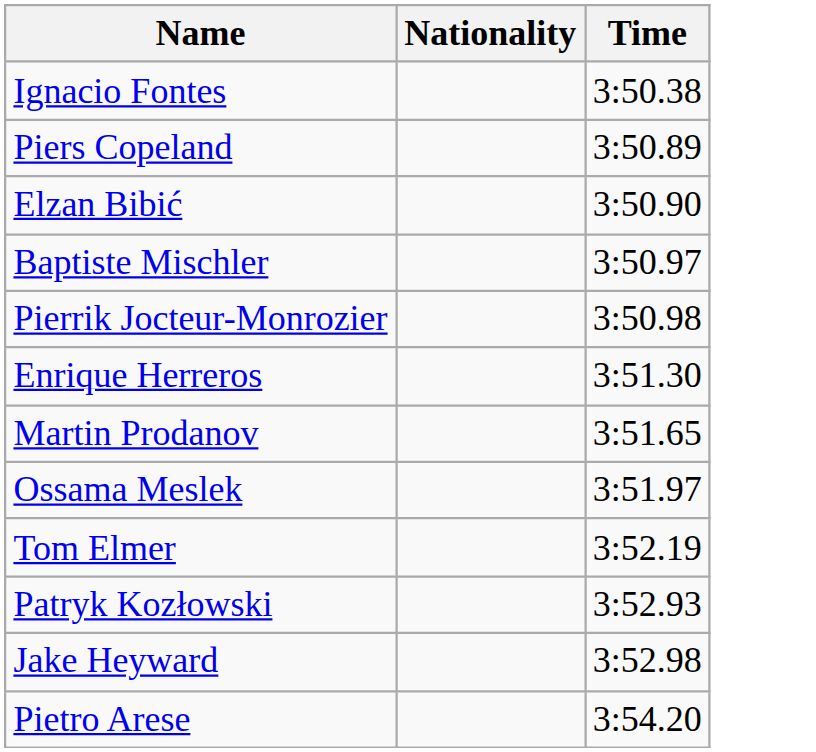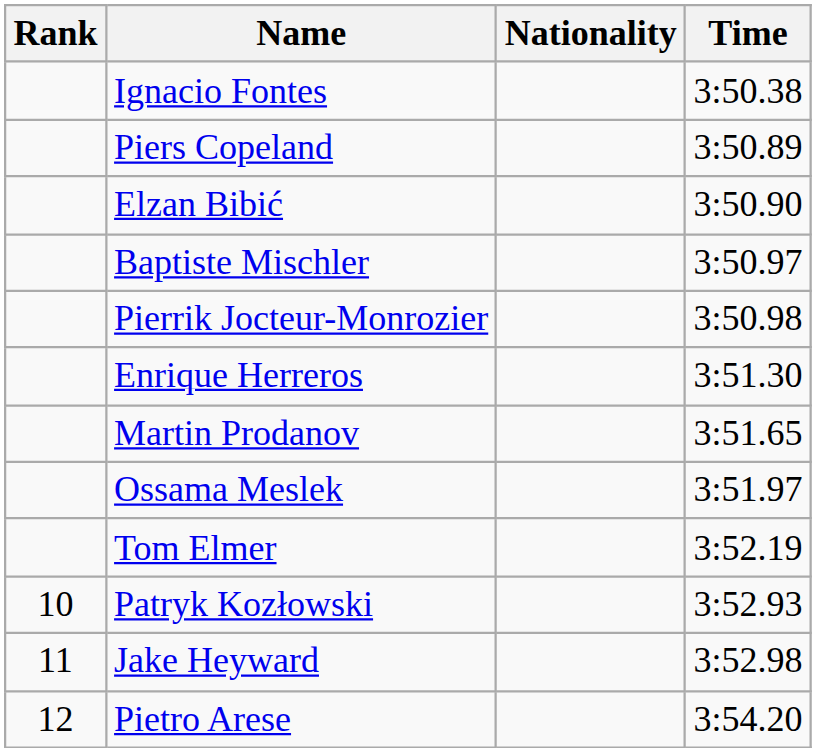+ column: (55, 33)
